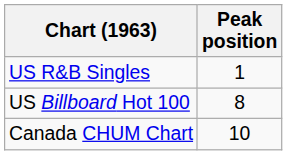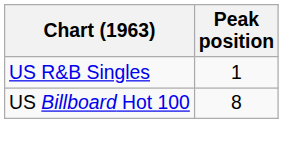- row: (101, 133)
